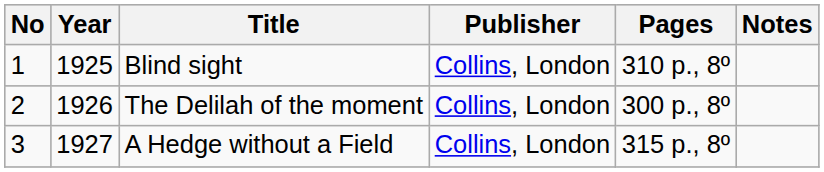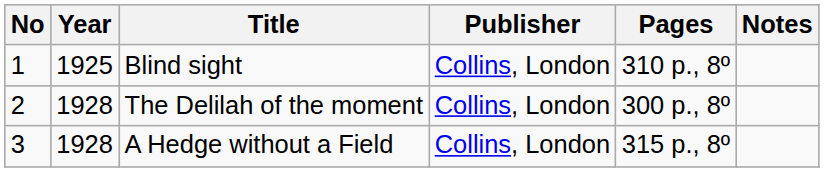(85, 105) 1926 -> (85, 105) 1928
(85, 145) 1927 -> (85, 145) 1928
